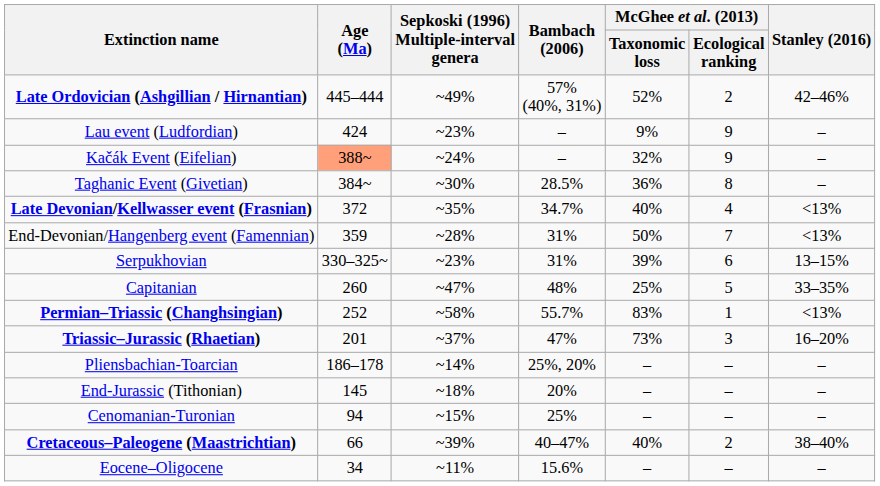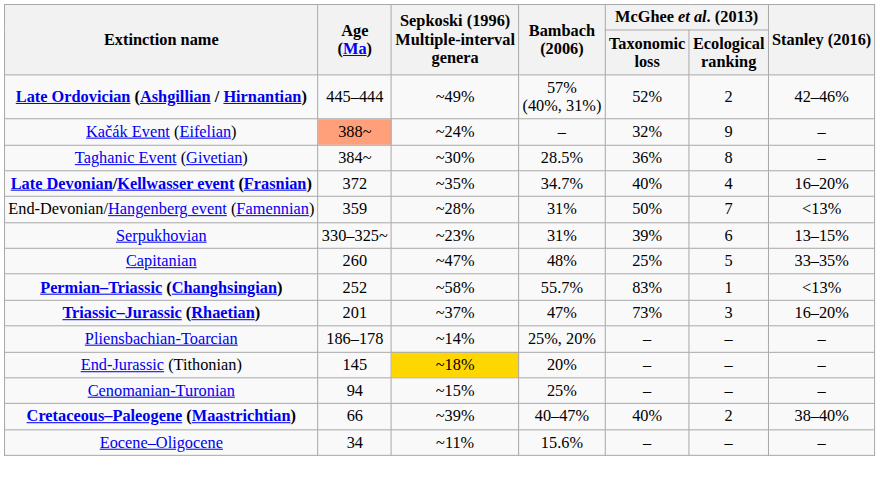- row: (161, 131)
(822, 209) <13% -> (822, 183) 16–20%
(455, 390) no background -> (455, 364) gold background
